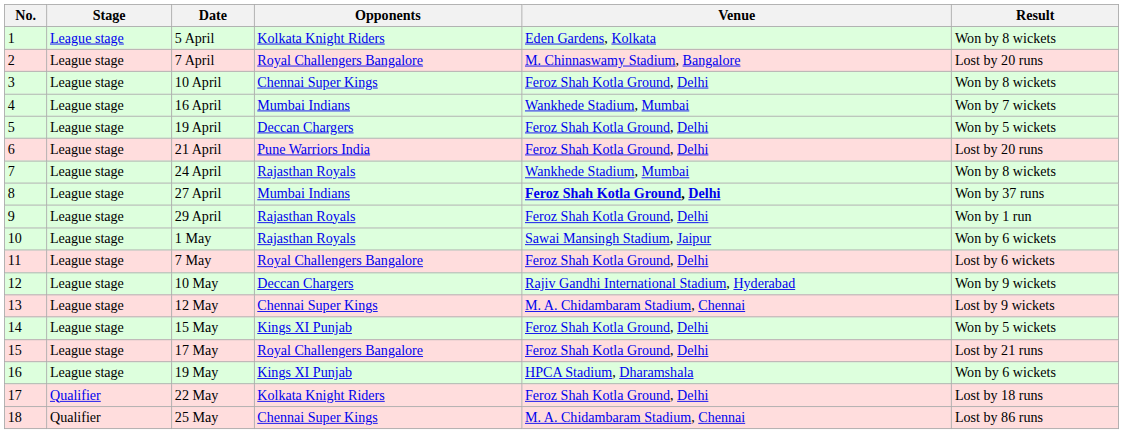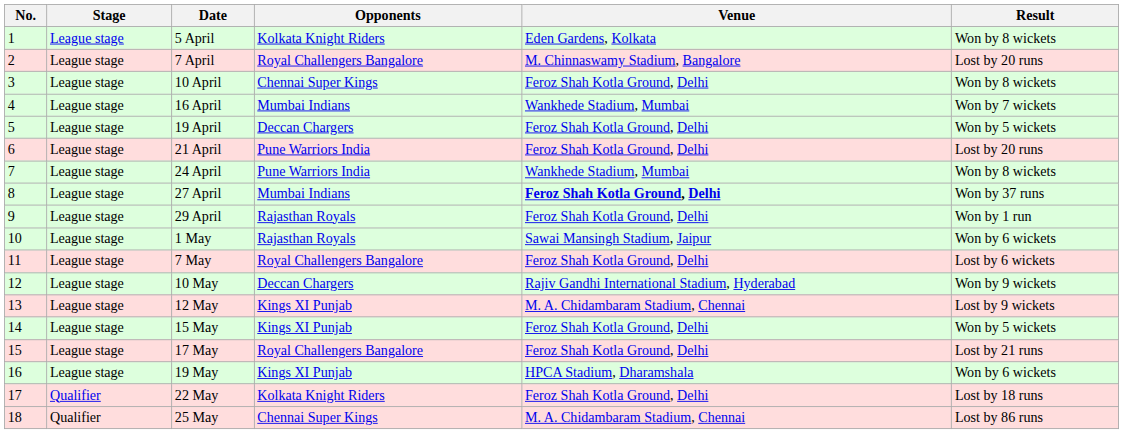(306, 171) Rajasthan Royals -> (314, 171) Pune Warriors India
(318, 305) Chennai Super Kings -> (305, 305) Kings XI Punjab
